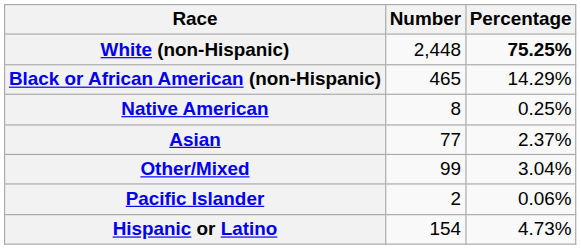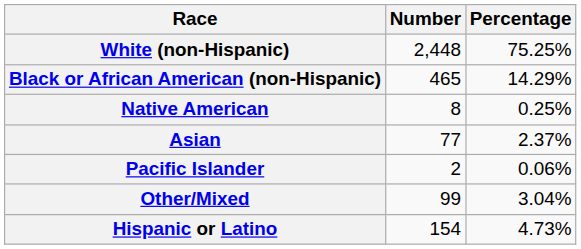(540, 49) bold -> (540, 49) normal
rows swapped: (195, 199) <-> (195, 169)
